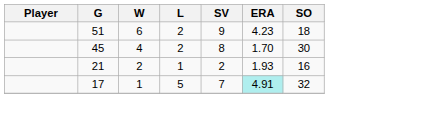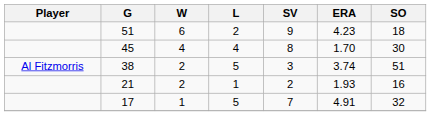(180, 48) 2 -> (236, 48) 4
+ row: (128, 66)
(263, 84) paleturquoise background -> (344, 102) no background
